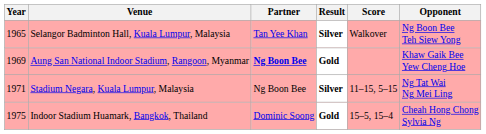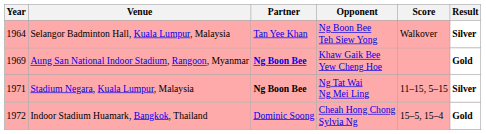columns swapped: (440, 12) <-> (332, 12)
(16, 34) 1965 -> (16, 34) 1964
(280, 89) normal -> (280, 89) bold
(16, 116) 1975 -> (16, 116) 1972
